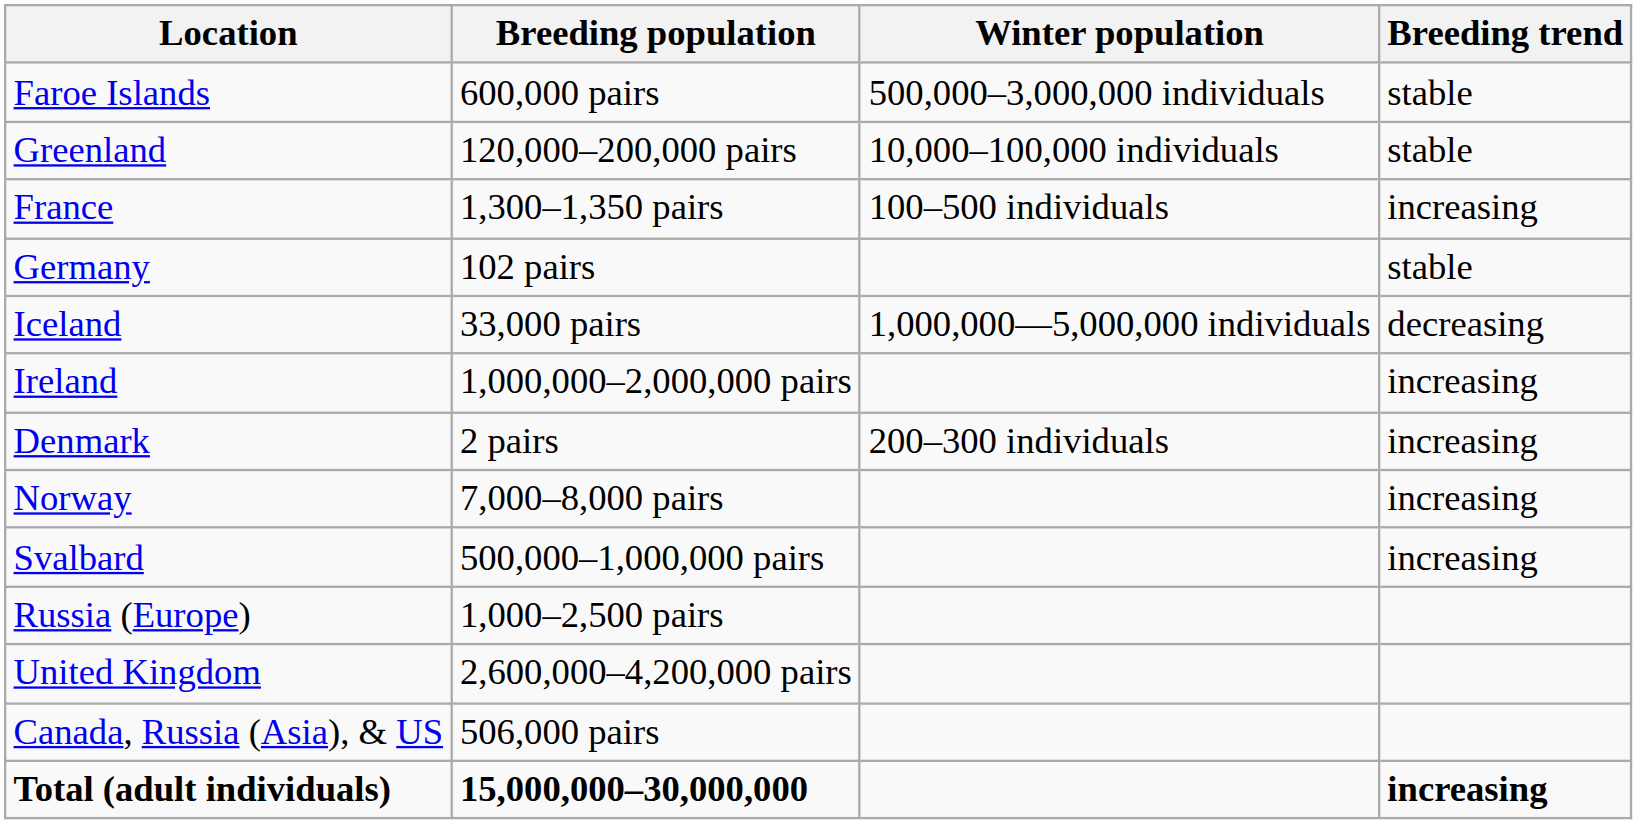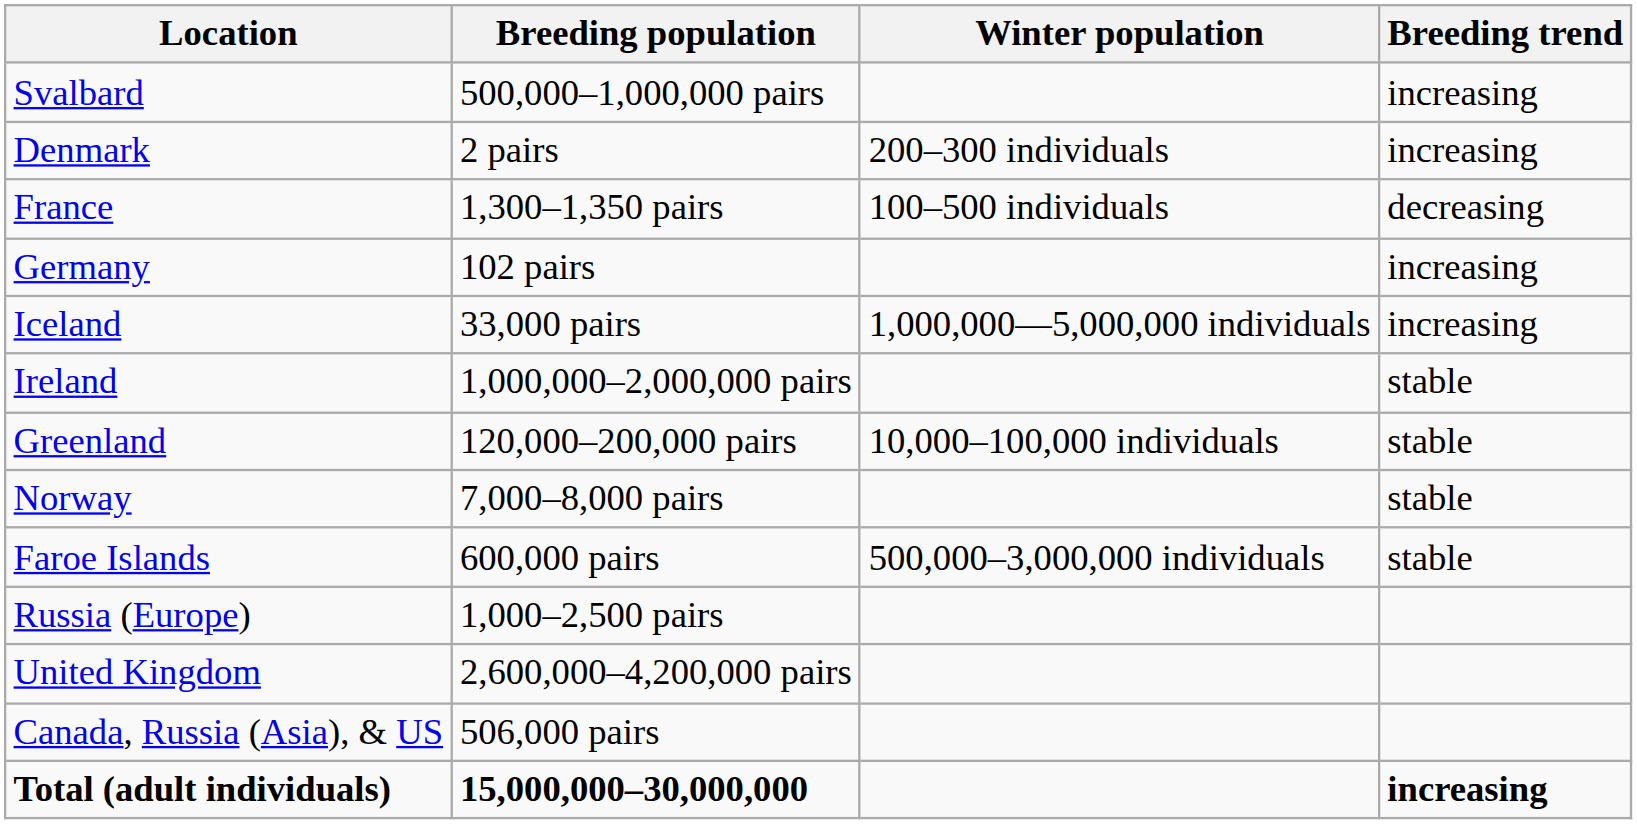rows swapped: (112, 91) <-> (79, 556)
rows swapped: (90, 149) <-> (82, 440)
(1463, 207) increasing -> (1466, 207) decreasing
(1430, 265) stable -> (1463, 265) increasing
(1466, 324) decreasing -> (1463, 324) increasing
(1463, 382) increasing -> (1430, 382) stable
(1463, 498) increasing -> (1430, 498) stable
